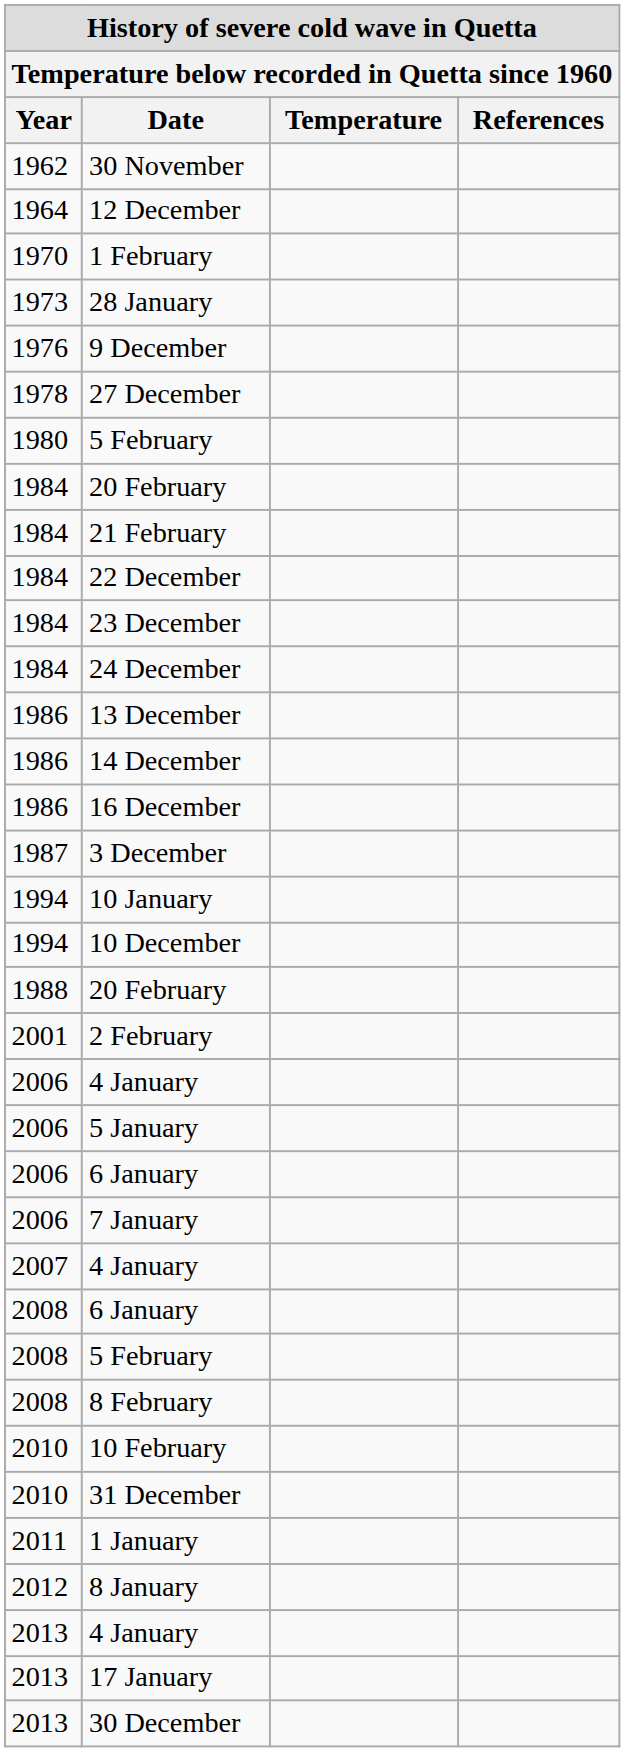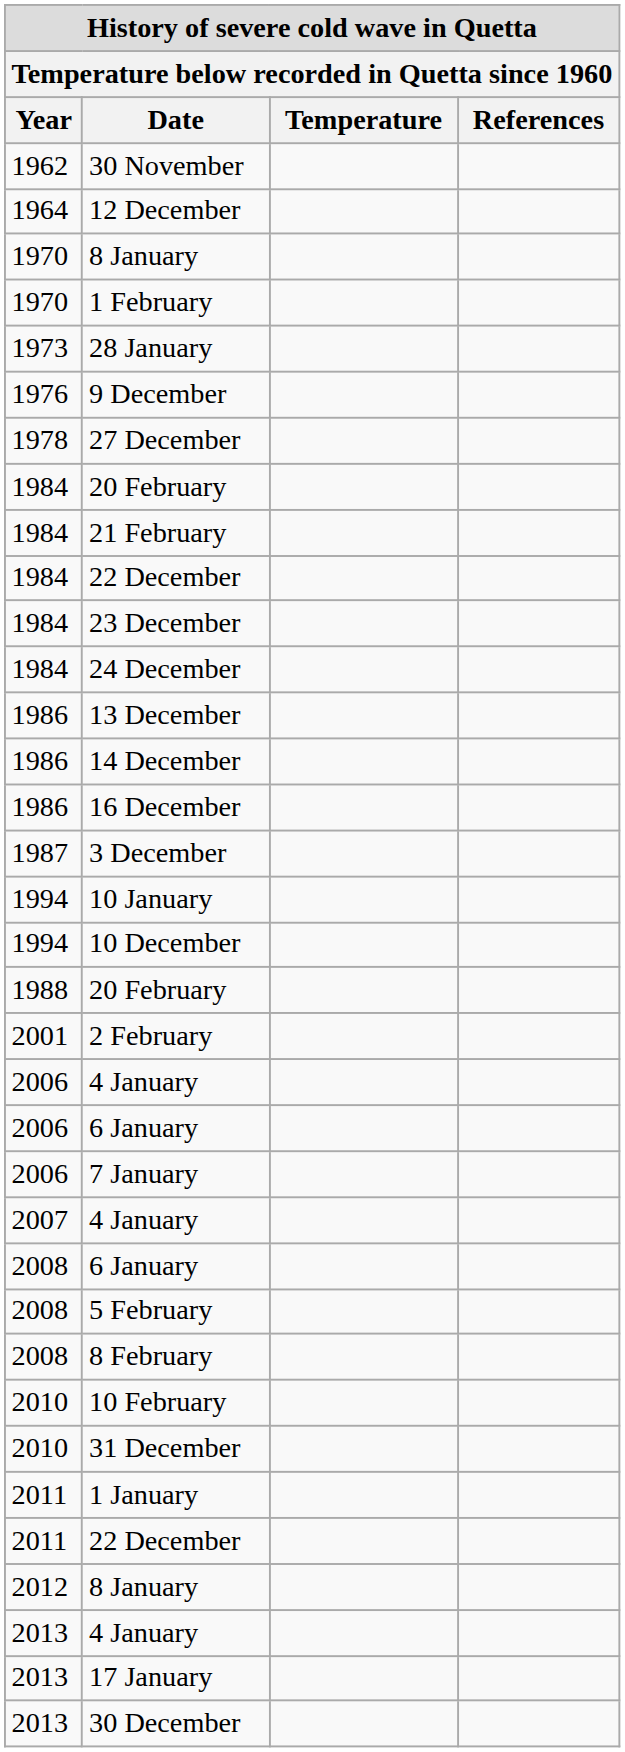+ row: (40, 256)
- row: (40, 439)
- row: (40, 1127)
+ row: (39, 1539)
